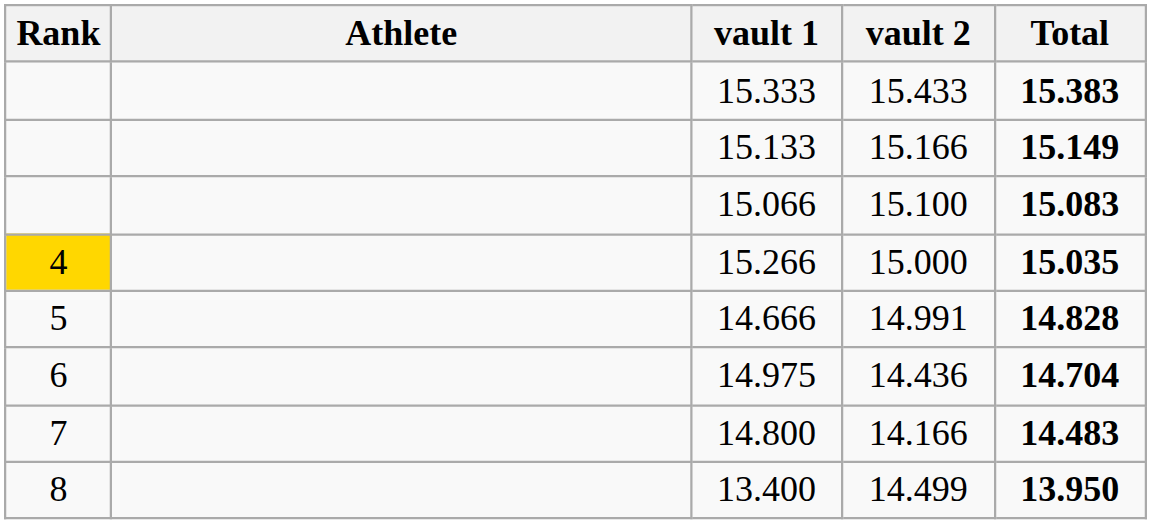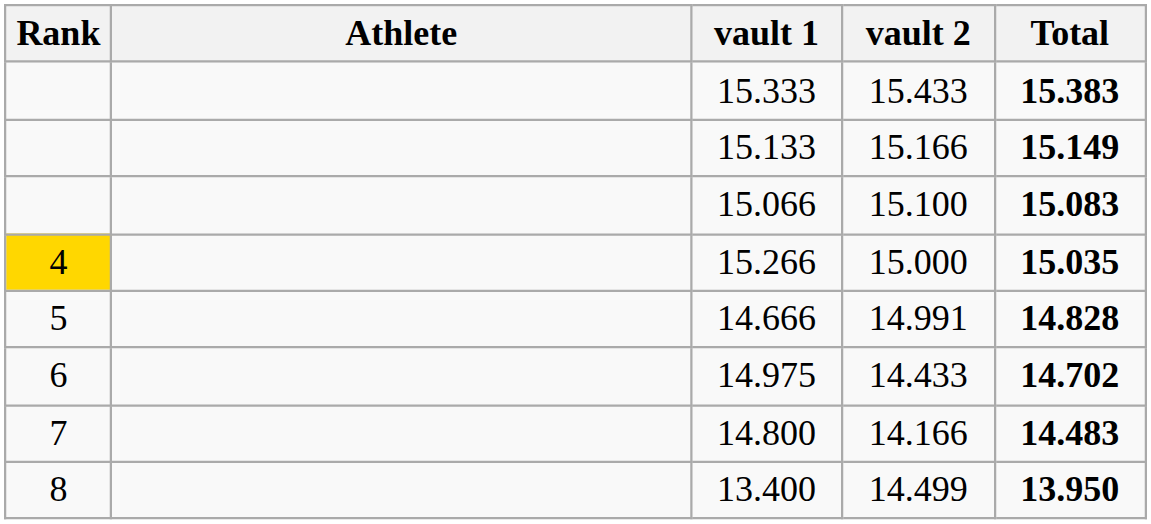(918, 375) 14.436 -> (918, 375) 14.433
(1070, 375) 14.704 -> (1070, 375) 14.702
